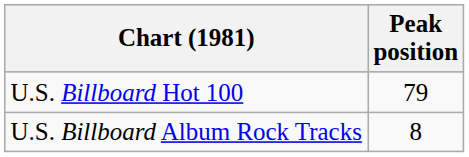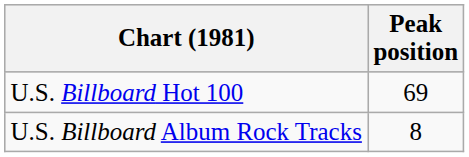(416, 91) 79 -> (416, 91) 69
